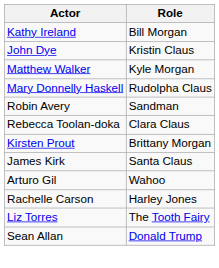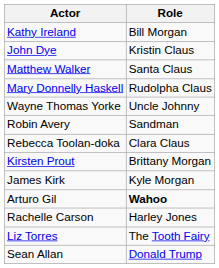(161, 69) Kyle Morgan -> (160, 69) Santa Claus
+ row: (64, 106)
(160, 161) Santa Claus -> (161, 180) Kyle Morgan
(147, 180) normal -> (148, 198) bold
